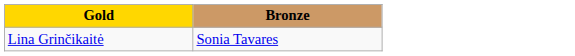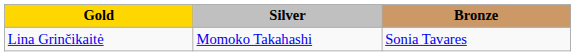+ column: (288, 16)
